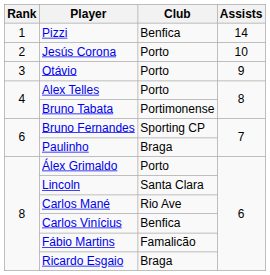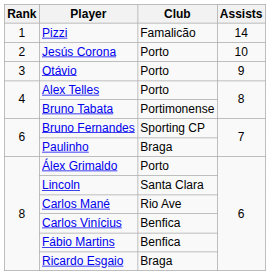(160, 33) Benfica -> (168, 33) Famalicão
(168, 242) Famalicão -> (160, 242) Benfica
